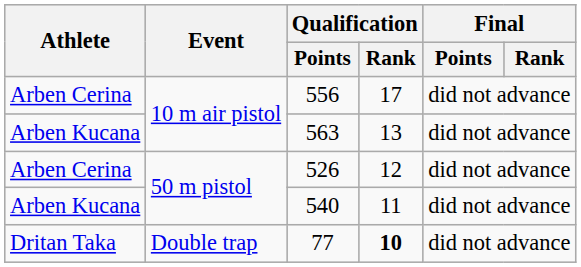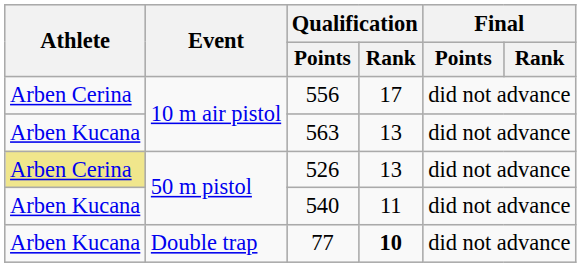(71, 169) no background -> (71, 169) khaki background
(391, 169) 12 -> (391, 169) 13
(63, 243) Dritan Taka -> (75, 243) Arben Kucana
